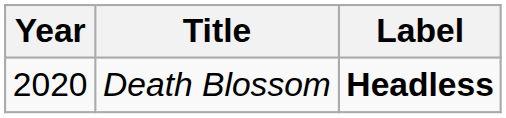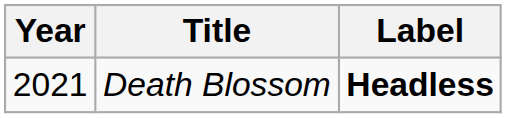(50, 84) 2020 -> (50, 84) 2021
